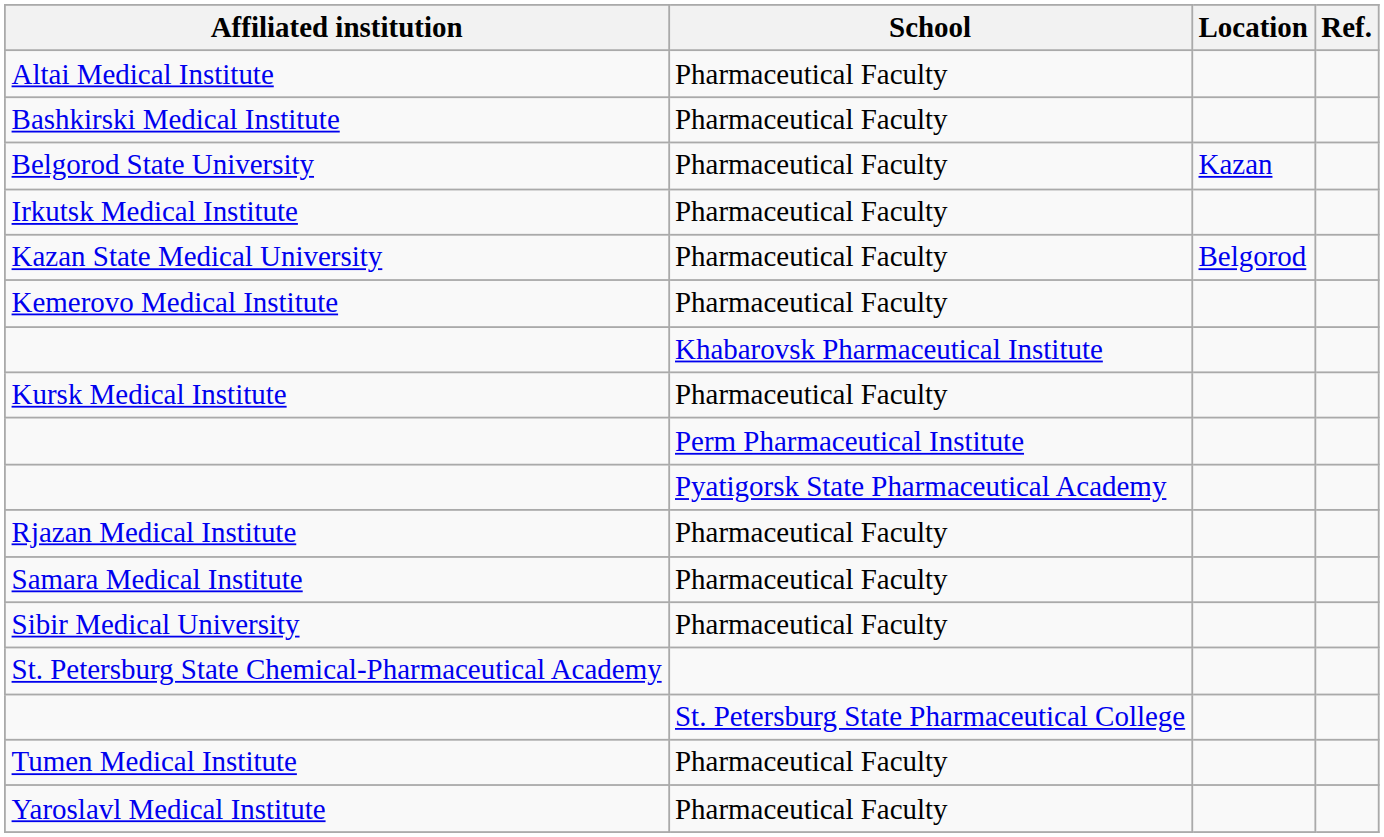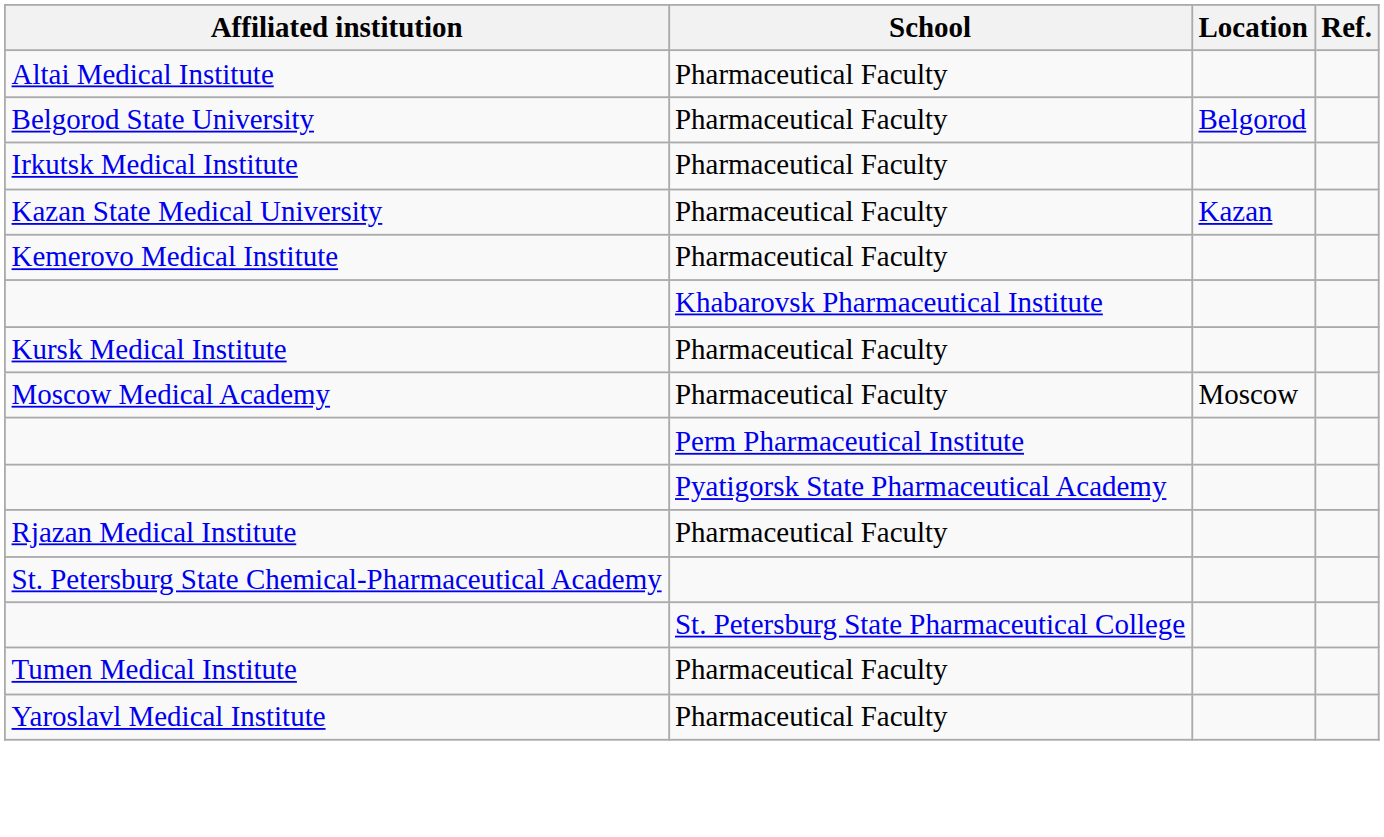- row: (176, 119)
(1235, 165) Kazan -> (1252, 119) Belgorod
(1252, 257) Belgorod -> (1235, 211) Kazan
+ row: (171, 394)
- row: (157, 578)
- row: (156, 624)
